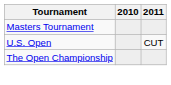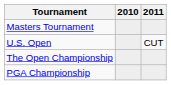+ row: (48, 73)
